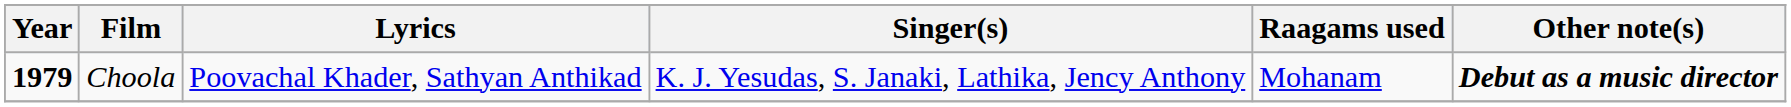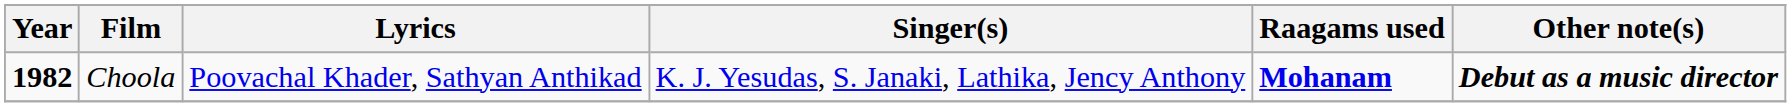(42, 76) 1979 -> (42, 76) 1982
(1321, 76) normal -> (1326, 76) bold
